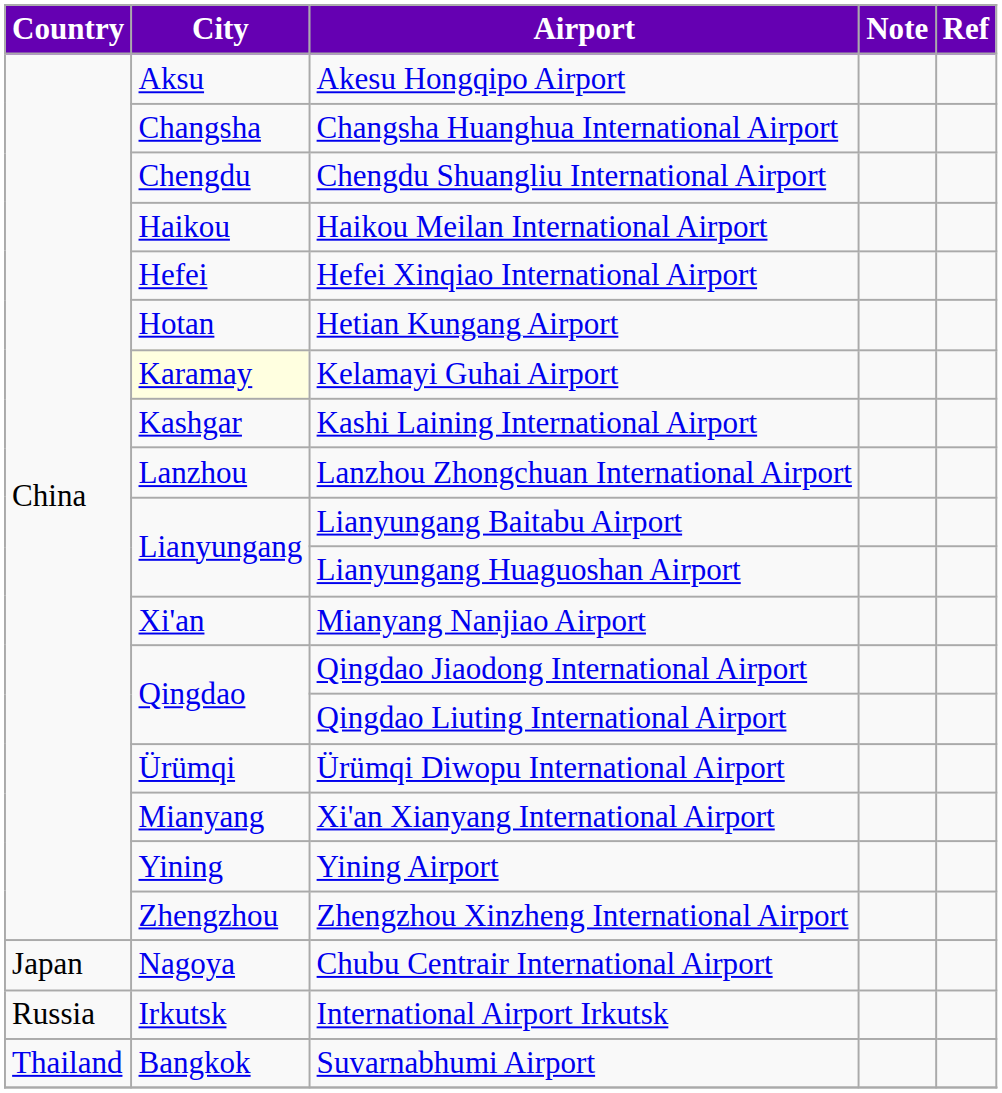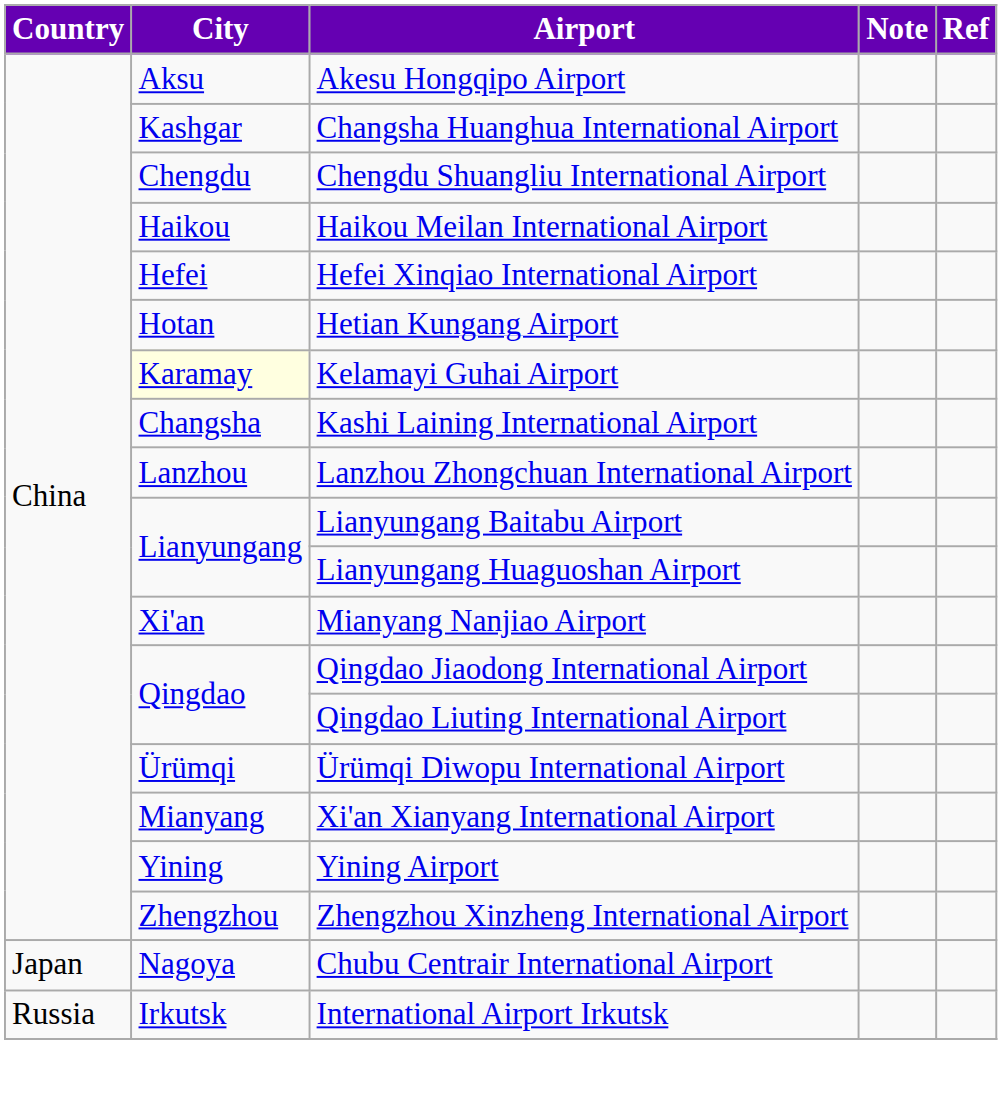(200, 127) Changsha -> (190, 127) Kashgar
(190, 422) Kashgar -> (200, 422) Changsha
- row: (456, 1062)
